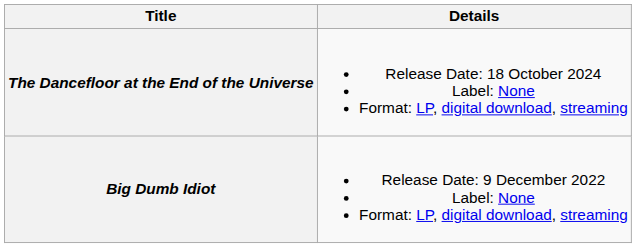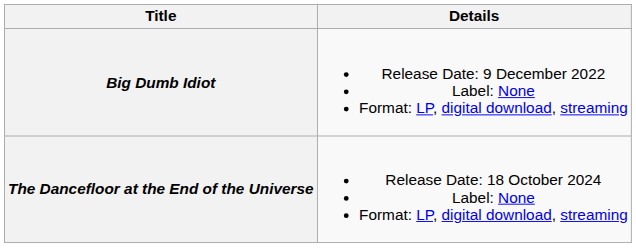rows swapped: (161, 189) <-> (161, 82)
